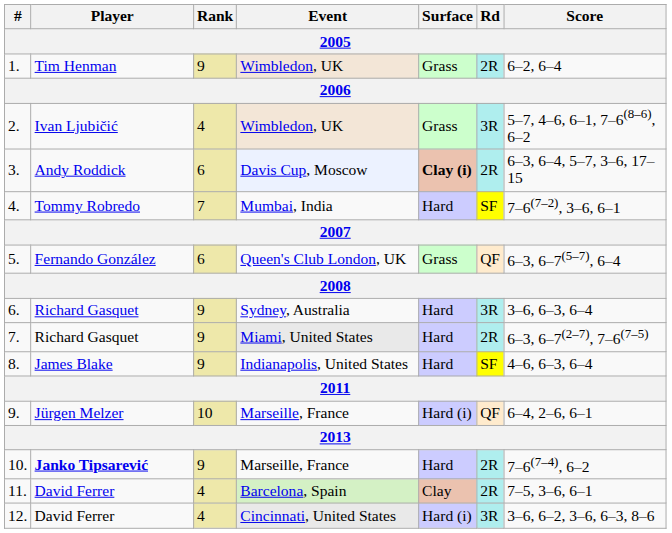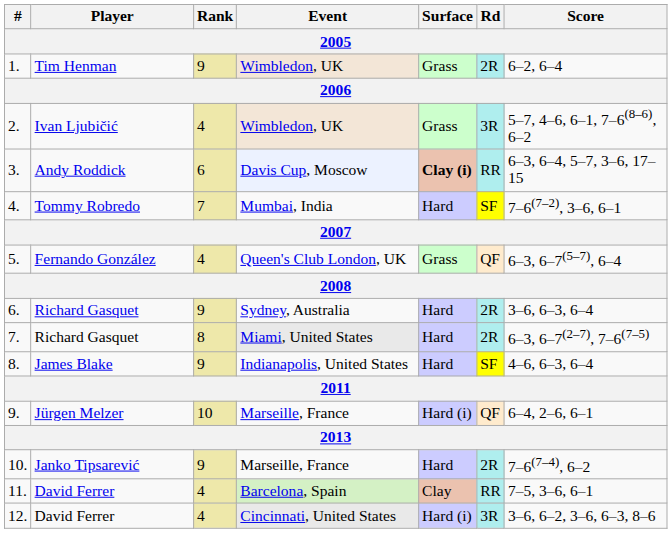(489, 170) 2R -> (490, 170) RR
(201, 259) 6 -> (201, 259) 4
(489, 310) 3R -> (489, 310) 2R
(201, 337) 9 -> (201, 337) 8
(91, 464) bold -> (87, 464) normal
(489, 491) 2R -> (490, 491) RR
